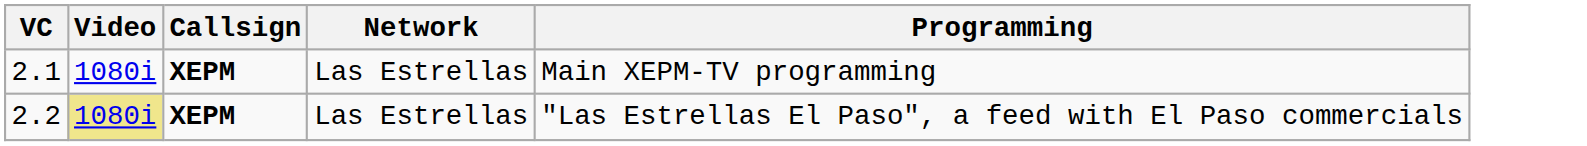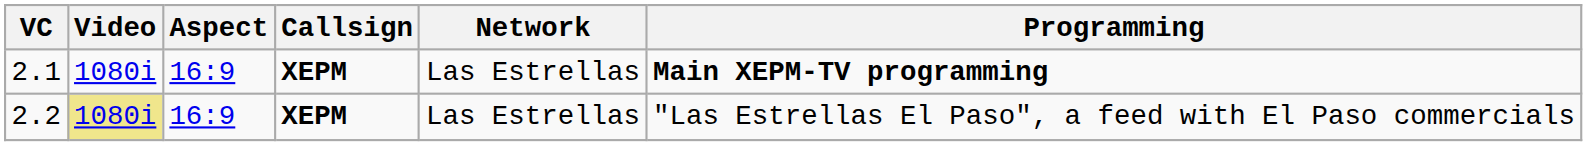+ column: (219, 27)
(739, 72) normal -> (851, 72) bold
